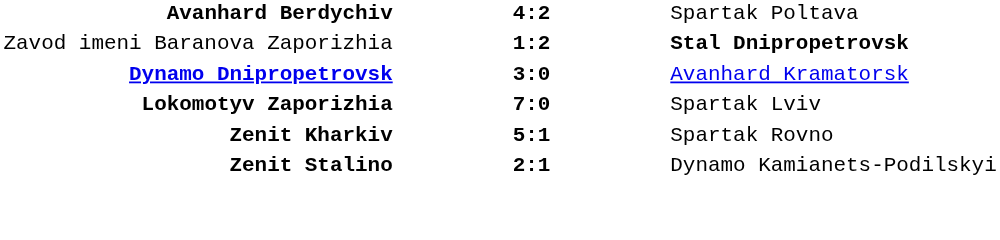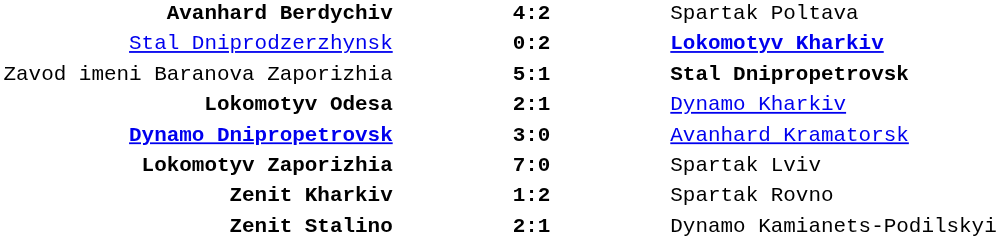+ row: (261, 44)
(532, 44) 1:2 -> (532, 74) 5:1
+ row: (299, 105)
(532, 135) 5:1 -> (532, 196) 1:2
